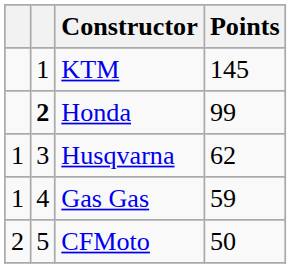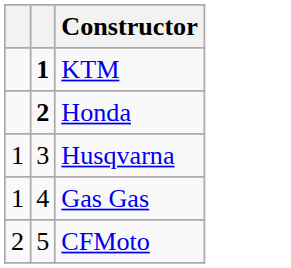- column: (245, 26)
(43, 69) normal -> (43, 69) bold
